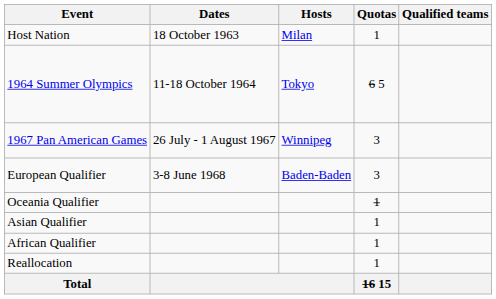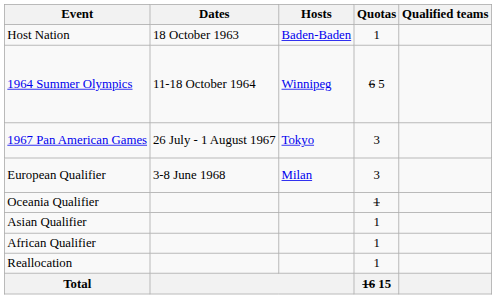(297, 34) Milan -> (316, 34) Baden-Baden
(298, 84) Tokyo -> (307, 84) Winnipeg
(307, 140) Winnipeg -> (298, 140) Tokyo
(316, 175) Baden-Baden -> (297, 175) Milan
